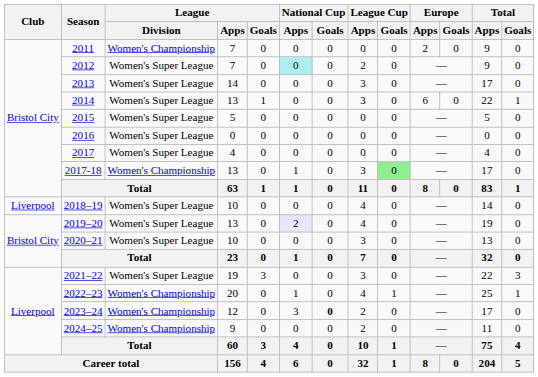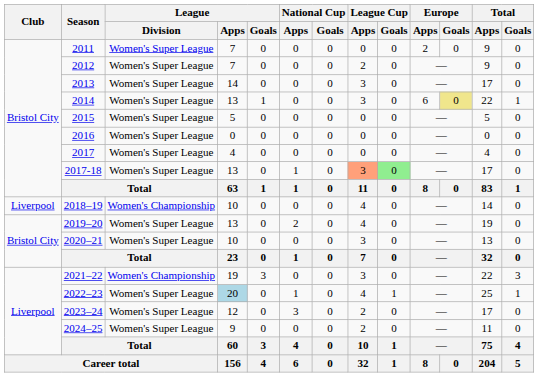(161, 48) Women's Championship -> (161, 48) Women's Super League
(296, 65) paleturquoise background -> (296, 65) no background
(456, 100) no background -> (456, 100) khaki background
(161, 170) Women's Championship -> (161, 170) Women's Super League
(363, 170) no background -> (363, 170) lightsalmon background
(161, 205) Women's Super League -> (161, 205) Women's Championship
(296, 223) lavender background -> (296, 223) no background
(161, 275) Women's Super League -> (161, 275) Women's Championship
(161, 293) Women's Championship -> (161, 293) Women's Super League
(232, 293) no background -> (232, 293) lightblue background
(161, 310) Women's Championship -> (161, 310) Women's Super League
(330, 310) bold -> (330, 310) normal
(161, 328) Women's Championship -> (161, 328) Women's Super League
